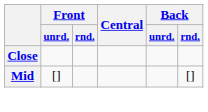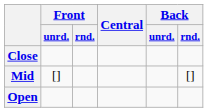+ row: (23, 96)
